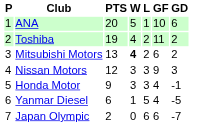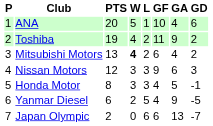+ column: (180, 8)
(108, 85) 9 -> (108, 85) 8
(133, 100) 1 -> (133, 100) 2
